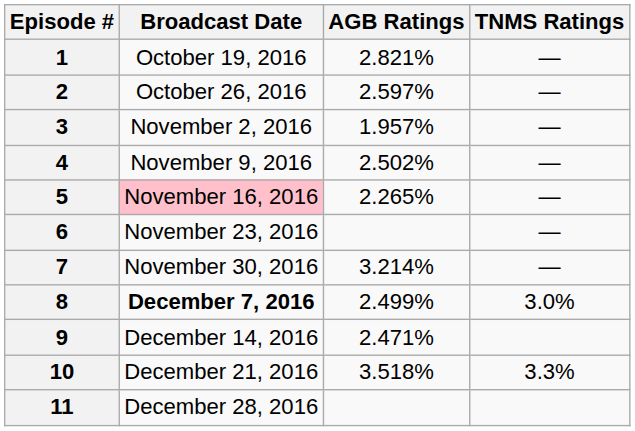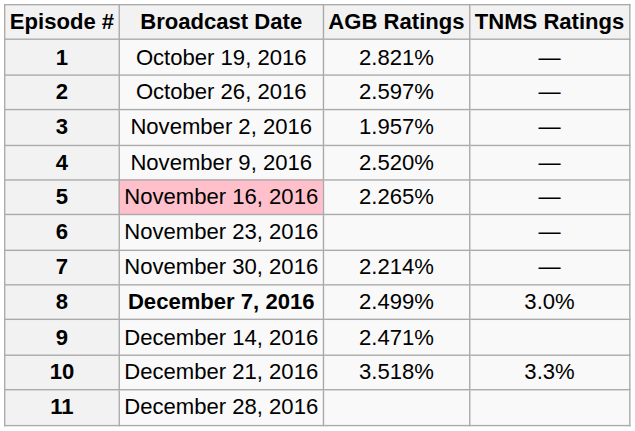(396, 162) 2.502% -> (396, 162) 2.520%
(396, 267) 3.214% -> (396, 267) 2.214%
